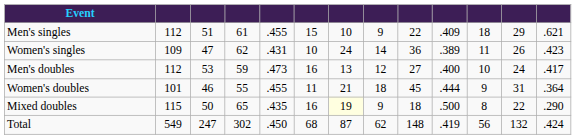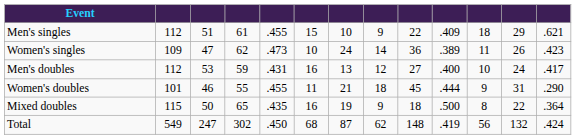(277, 50) .431 -> (277, 50) .473
(277, 69) .473 -> (277, 69) .431
(553, 87) .364 -> (553, 87) .290
(346, 106) lightyellow background -> (346, 106) no background
(553, 106) .290 -> (553, 106) .364
